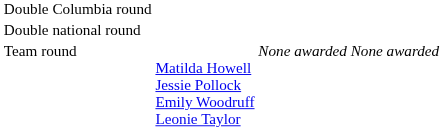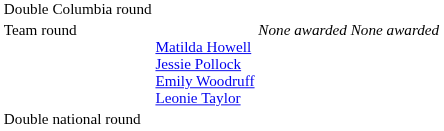rows swapped: (72, 30) <-> (40, 51)
